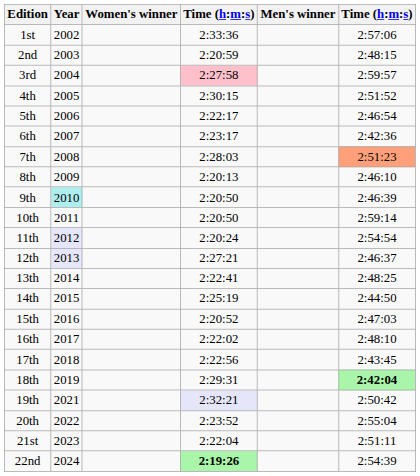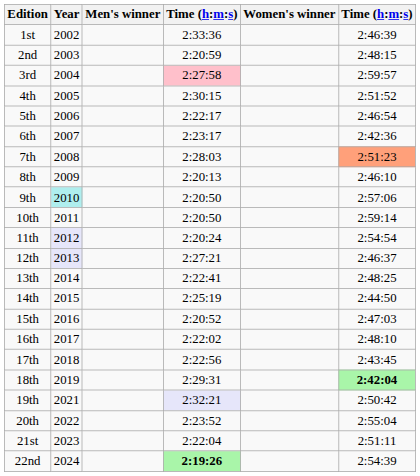columns swapped: (298, 14) <-> (131, 14)
(377, 34) 2:57:06 -> (377, 34) 2:46:39
(377, 197) 2:46:39 -> (377, 197) 2:57:06
